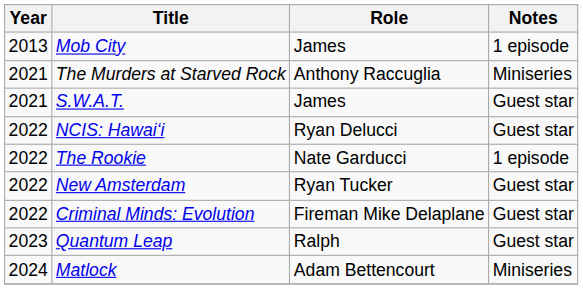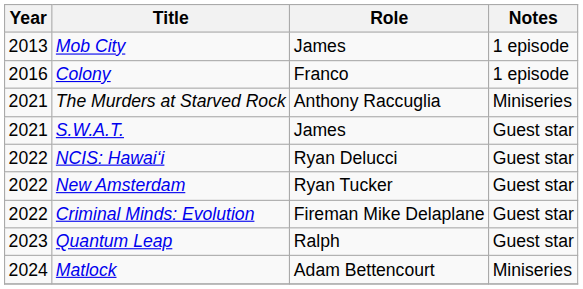+ row: (83, 74)
- row: (101, 158)
